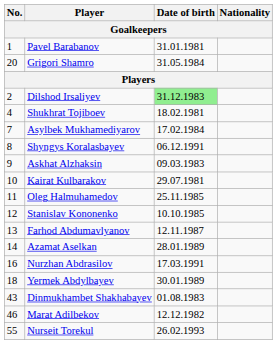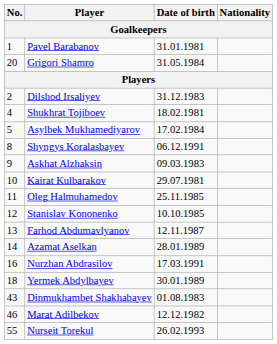(180, 96) lightgreen background -> (180, 96) no background
(9, 130) 7 -> (9, 130) 5
